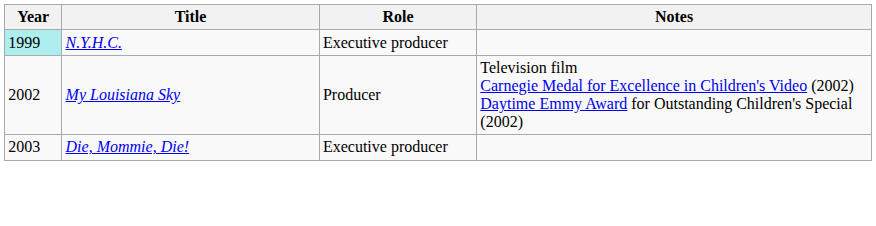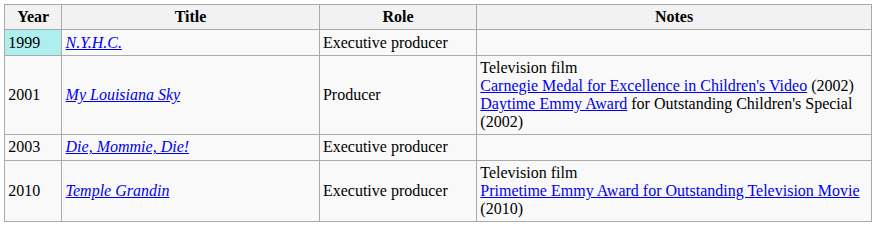(24, 94) 2002 -> (24, 94) 2001
+ row: (117, 190)
